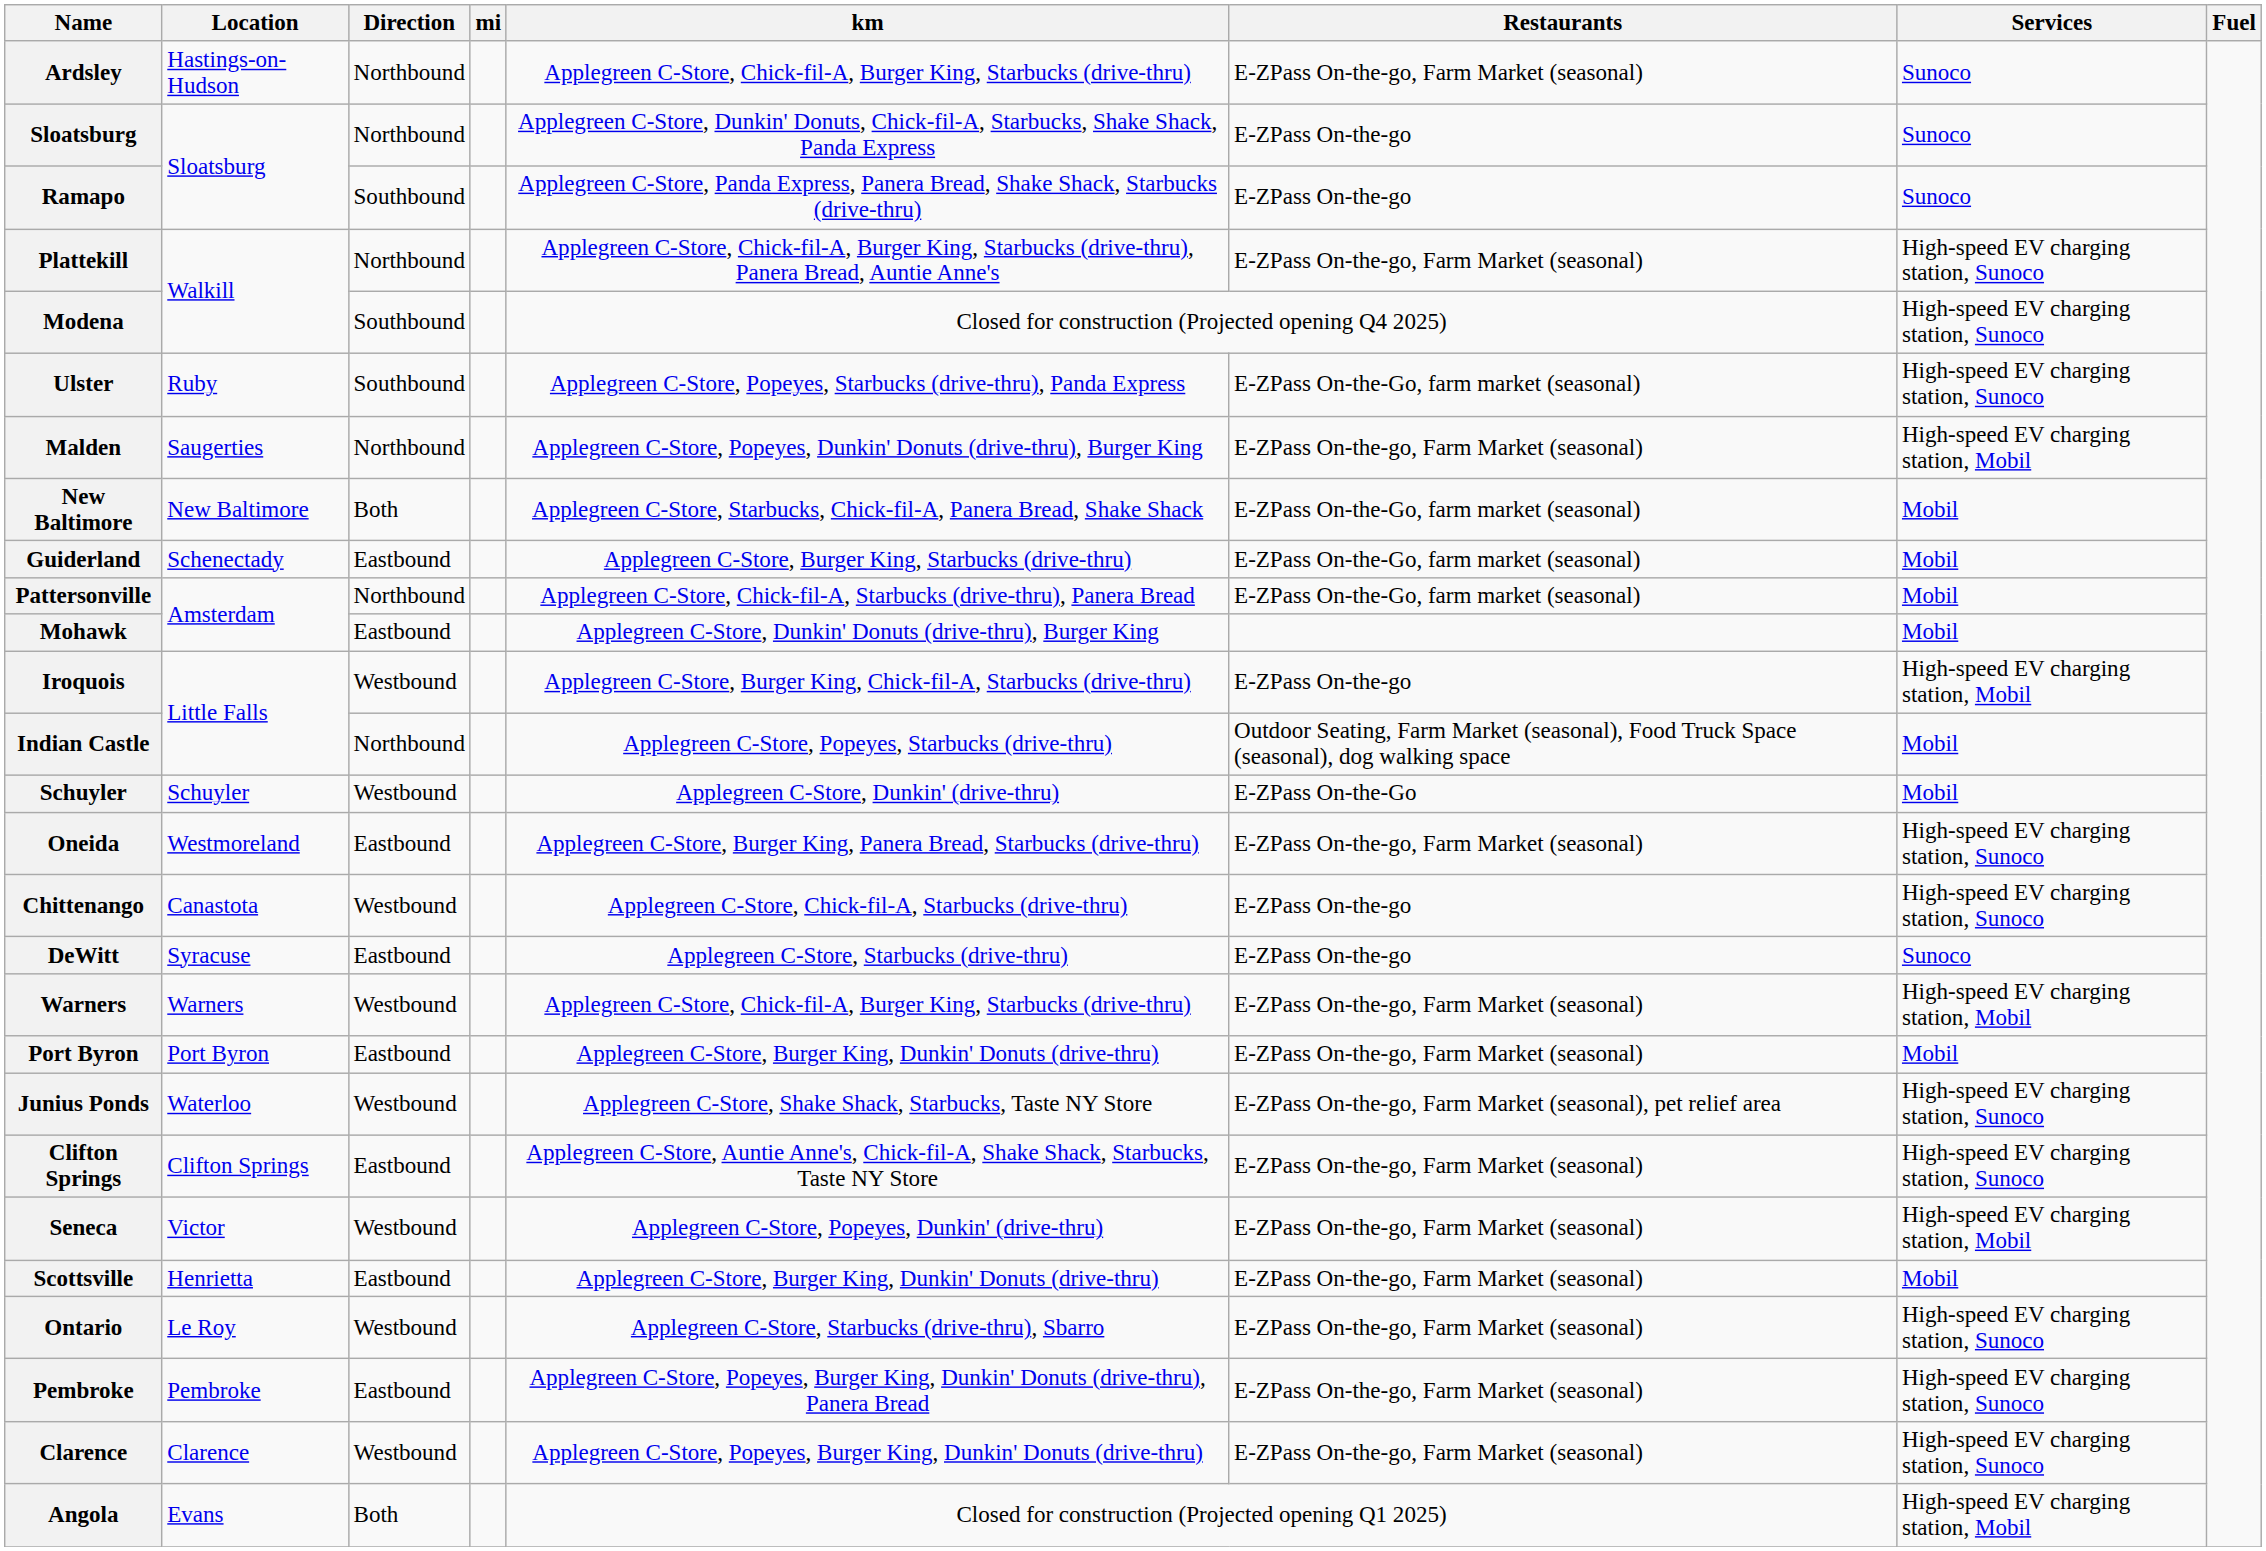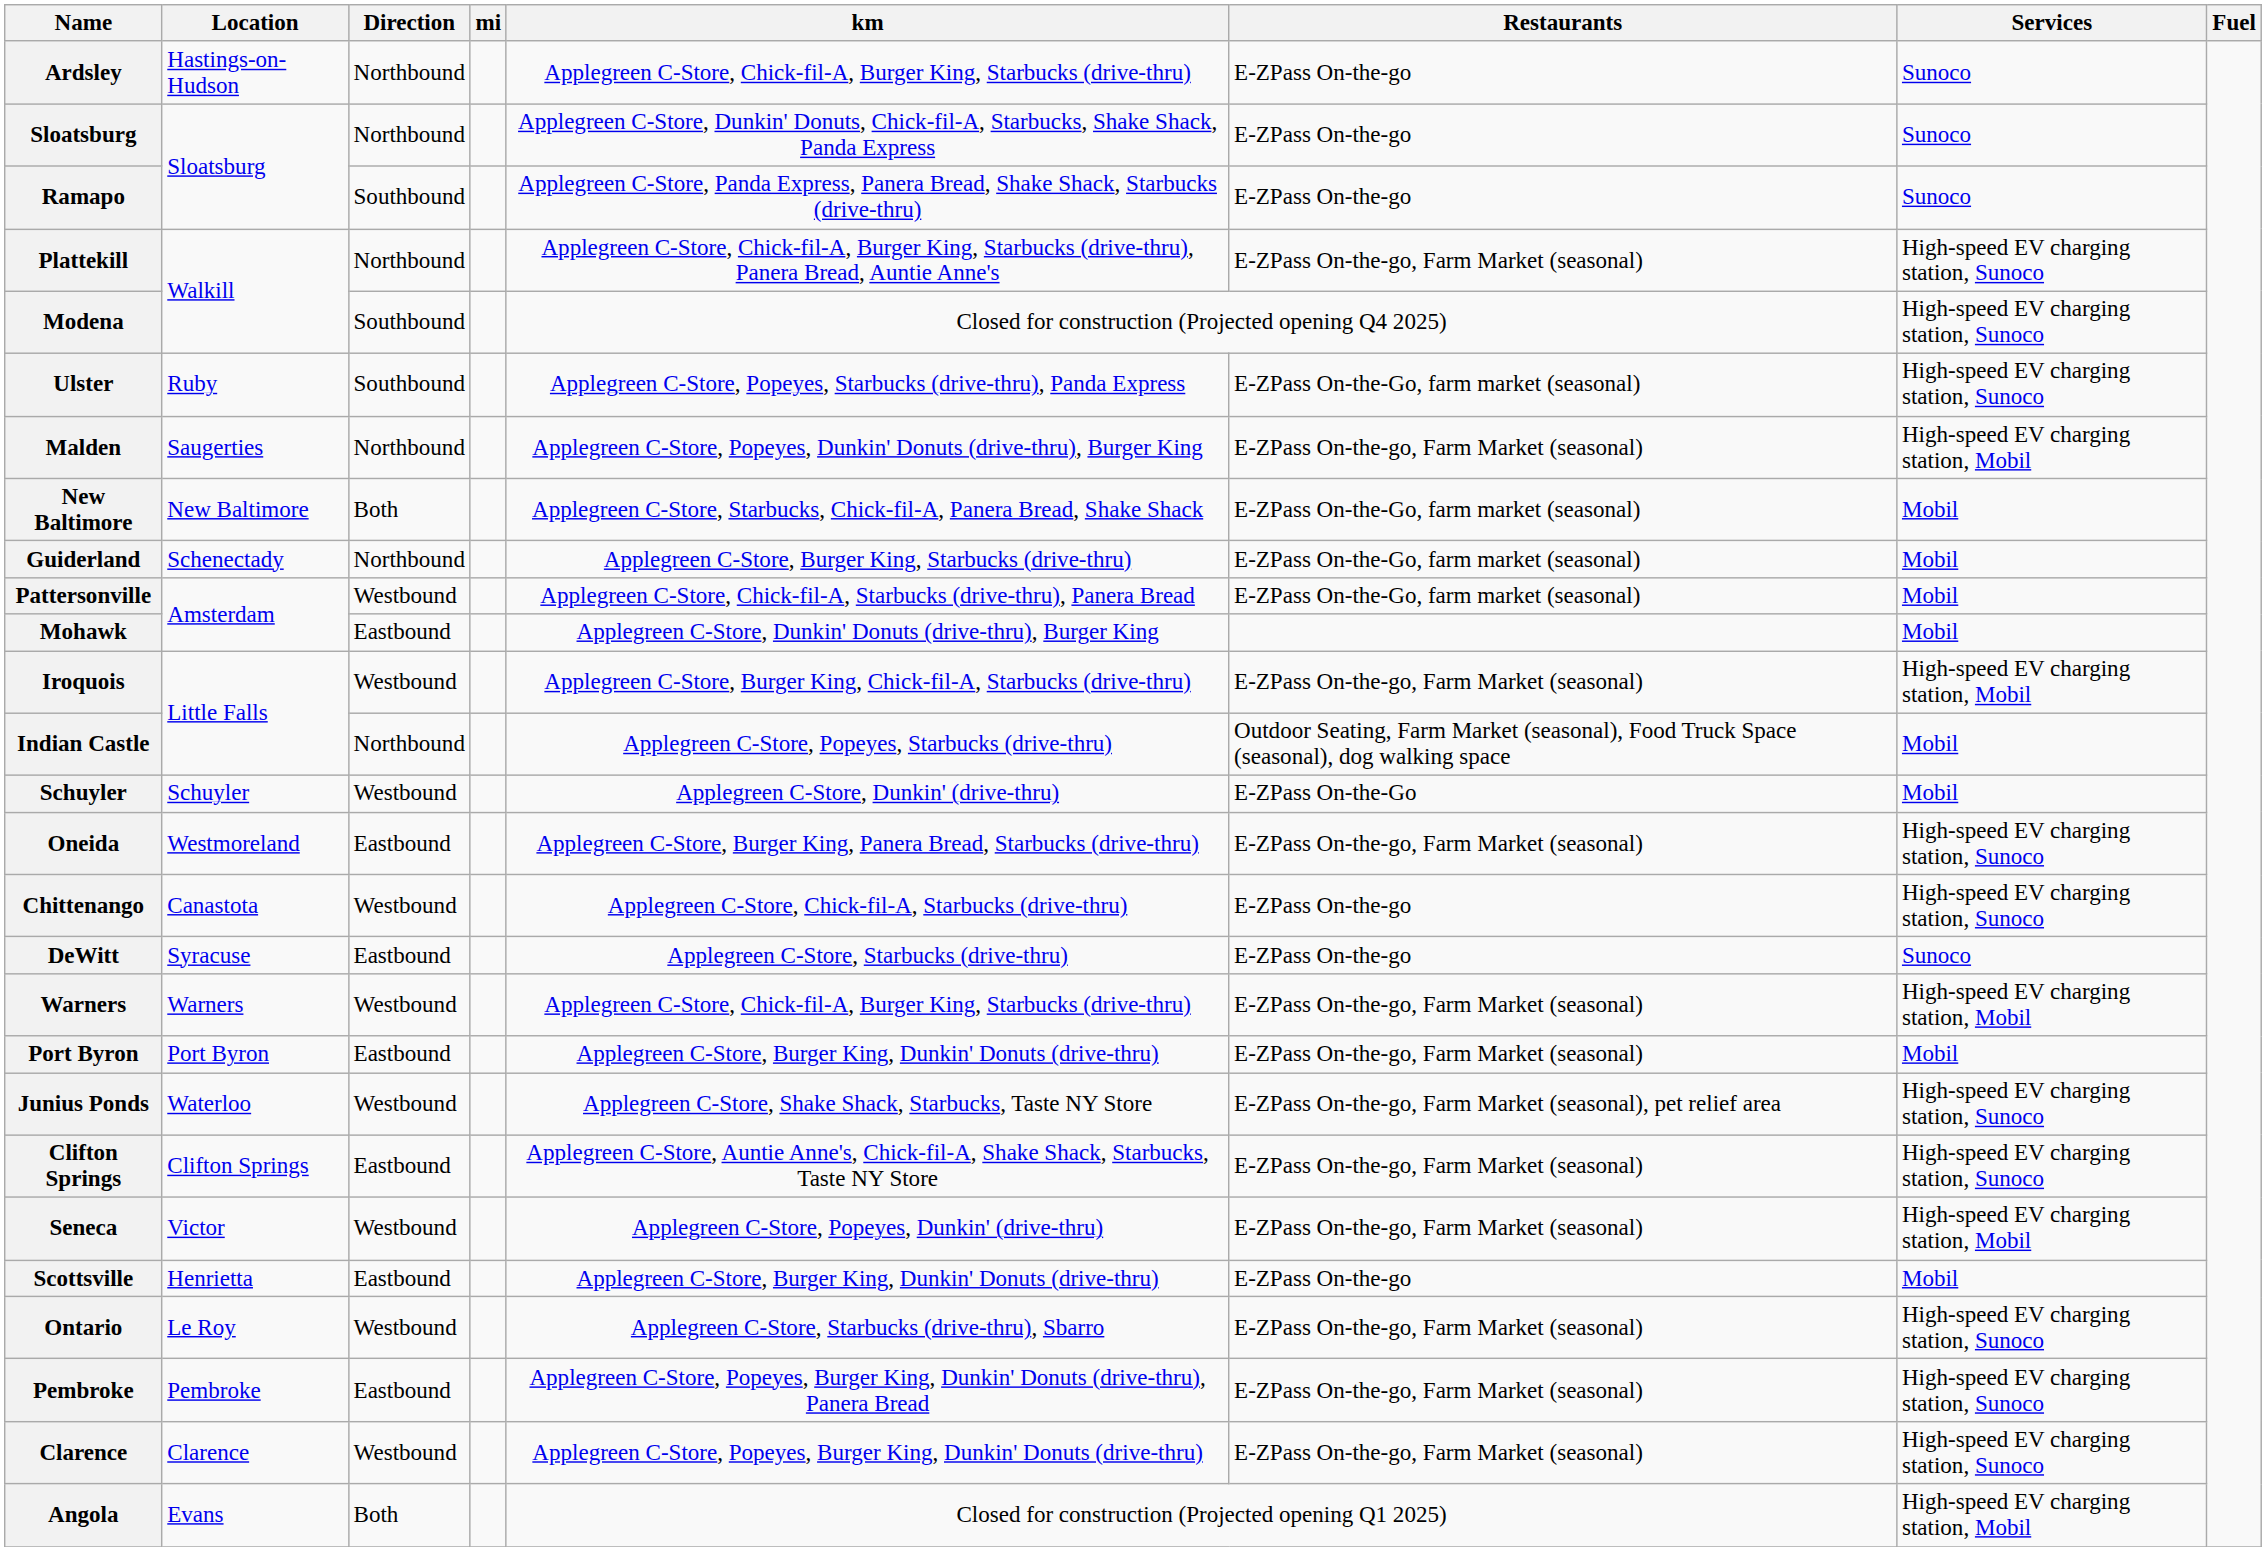(1438, 72) E-ZPass On-the-go, Farm Market (seasonal) -> (1323, 72) E-ZPass On-the-go
(402, 558) Eastbound -> (409, 558) Northbound
(409, 595) Northbound -> (405, 595) Westbound
(1323, 681) E-ZPass On-the-go -> (1438, 681) E-ZPass On-the-go, Farm Market (seasonal)
(1438, 1277) E-ZPass On-the-go, Farm Market (seasonal) -> (1323, 1277) E-ZPass On-the-go
